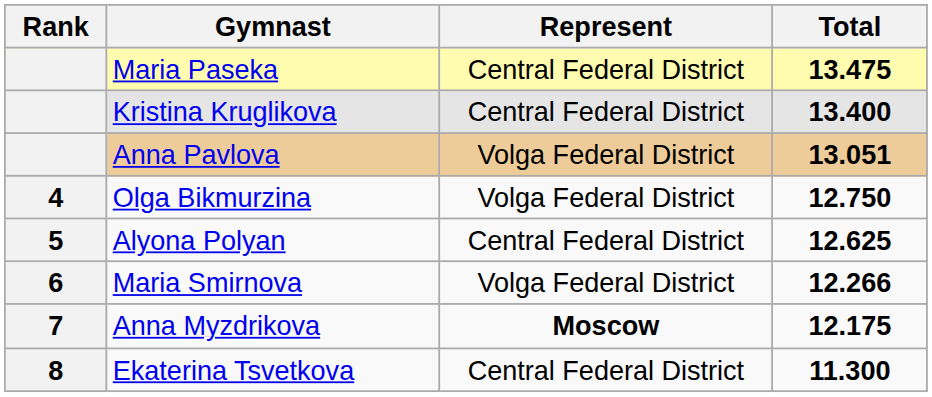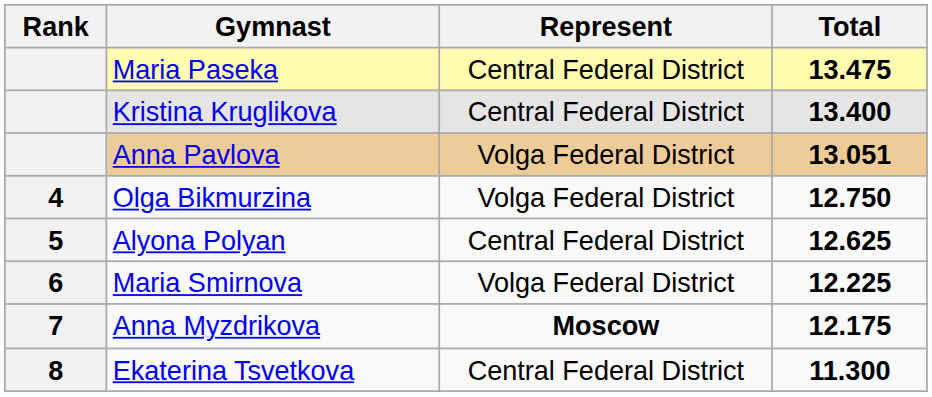(850, 283) 12.266 -> (850, 283) 12.225
